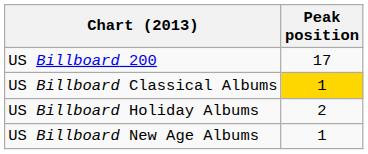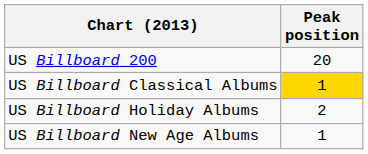(322, 60) 17 -> (322, 60) 20
